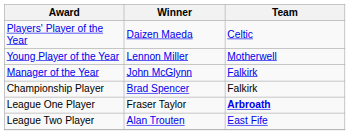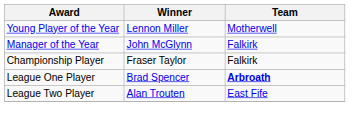- row: (55, 34)
(158, 89) Brad Spencer -> (156, 61) Fraser Taylor
(156, 105) Fraser Taylor -> (158, 77) Brad Spencer
